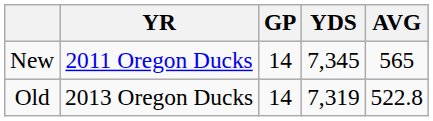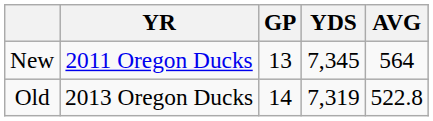(280, 60) 14 -> (280, 60) 13
(397, 60) 565 -> (397, 60) 564
